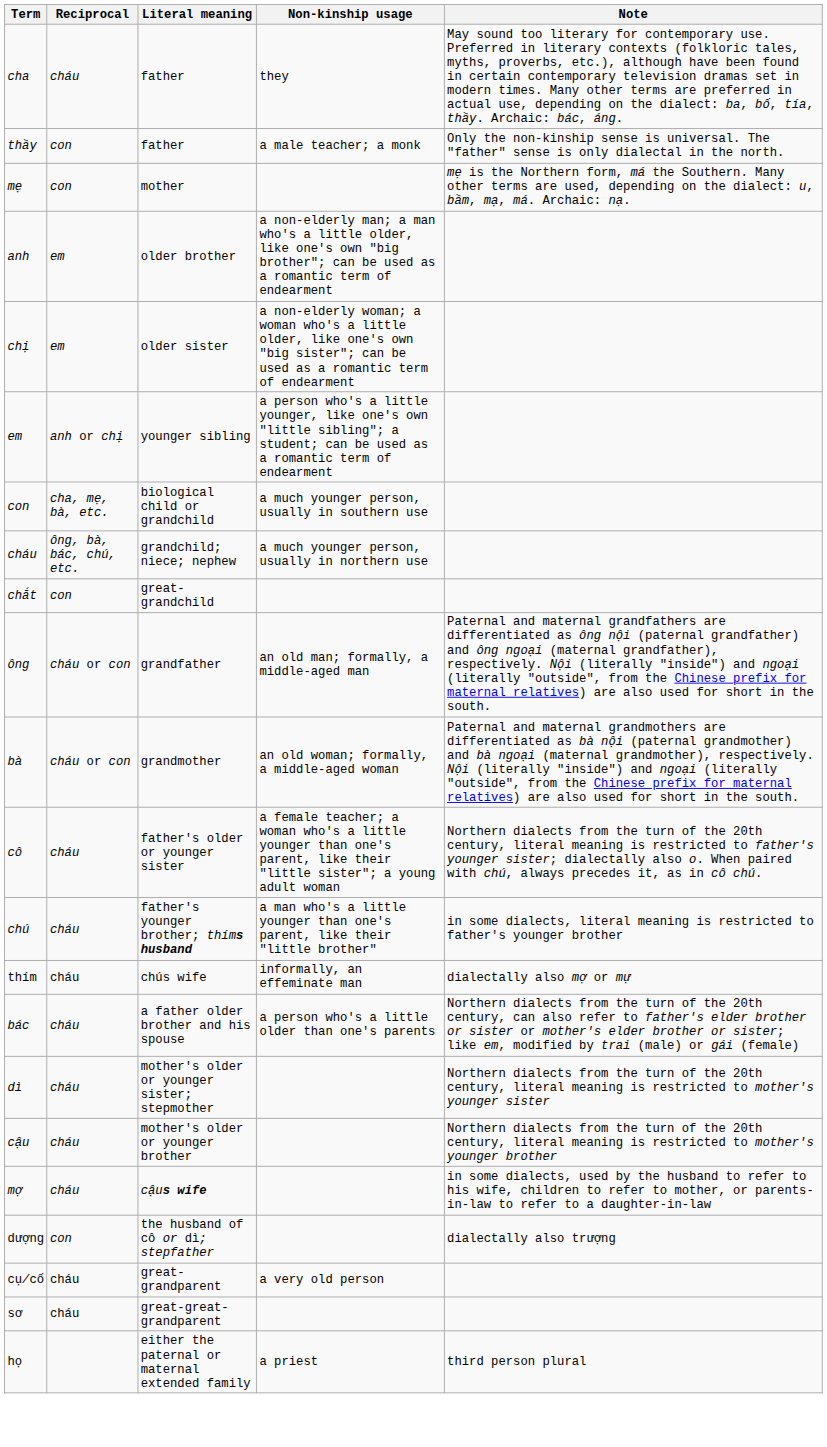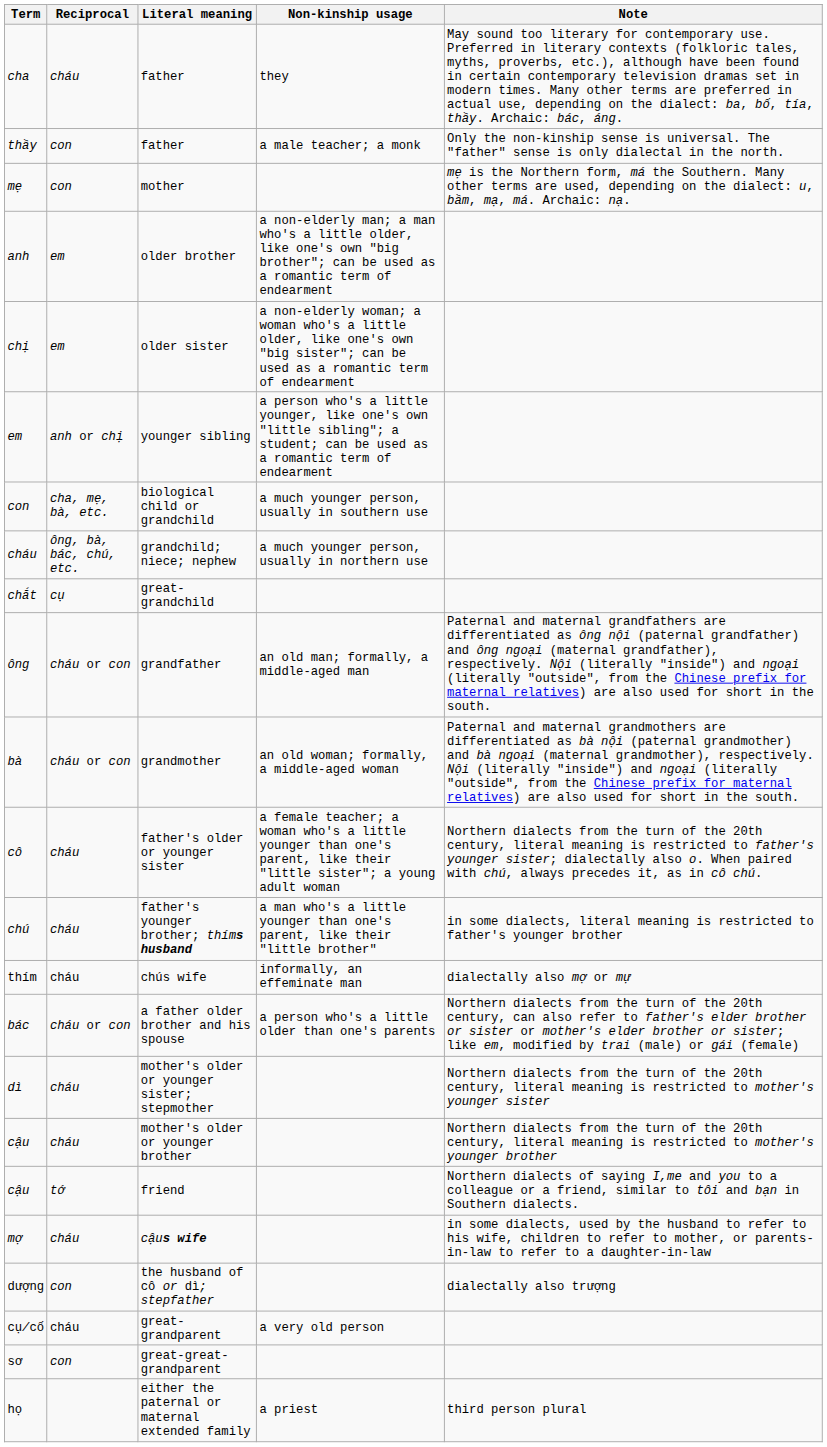(61, 596) con -> (57, 596) cụ
(65, 1025) cháu -> (90, 1025) cháu or con
+ row: (18, 1191)
(65, 1314) cháu -> (61, 1362) con
